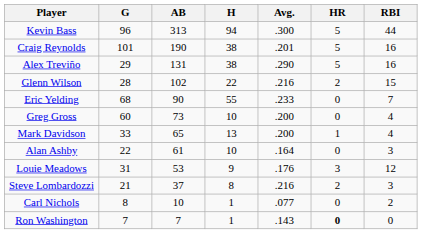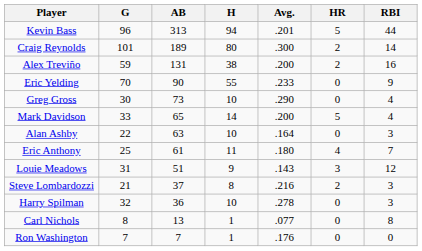(284, 30) .300 -> (284, 30) .201
(178, 47) 190 -> (178, 47) 189
(231, 47) 38 -> (231, 47) 80
(284, 47) .201 -> (284, 47) .300
(337, 47) 5 -> (337, 47) 2
(391, 47) 16 -> (391, 47) 14
(125, 64) 29 -> (125, 64) 59
(284, 64) .290 -> (284, 64) .200
(337, 64) 5 -> (337, 64) 2
- row: (52, 82)
(125, 99) 68 -> (125, 82) 70
(391, 99) 7 -> (391, 82) 9
(125, 116) 60 -> (125, 99) 30
(284, 116) .200 -> (284, 99) .290
(231, 133) 13 -> (231, 116) 14
(337, 133) 1 -> (337, 116) 5
(178, 151) 61 -> (178, 133) 63
+ row: (52, 151)
(178, 168) 53 -> (178, 168) 51
(284, 168) .176 -> (284, 168) .143
+ row: (52, 202)
(178, 202) 10 -> (178, 220) 13
(391, 202) 2 -> (391, 220) 8
(284, 220) .143 -> (284, 237) .176
(337, 220) bold -> (337, 237) normal
